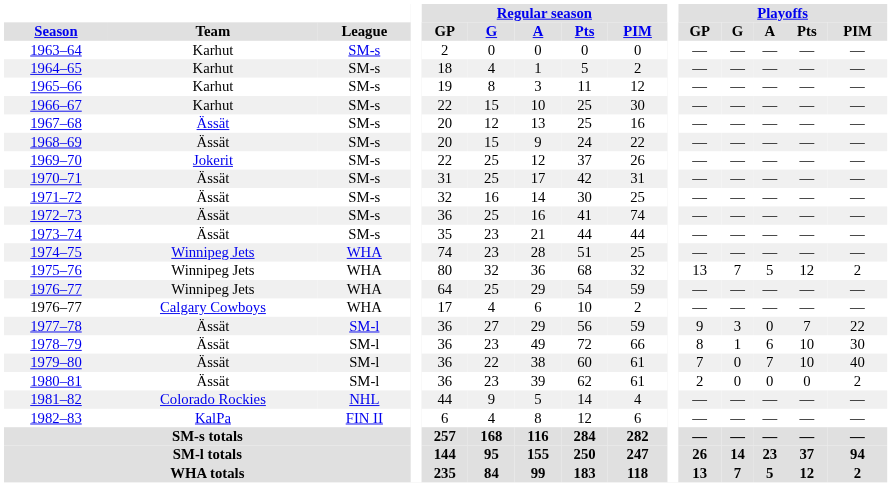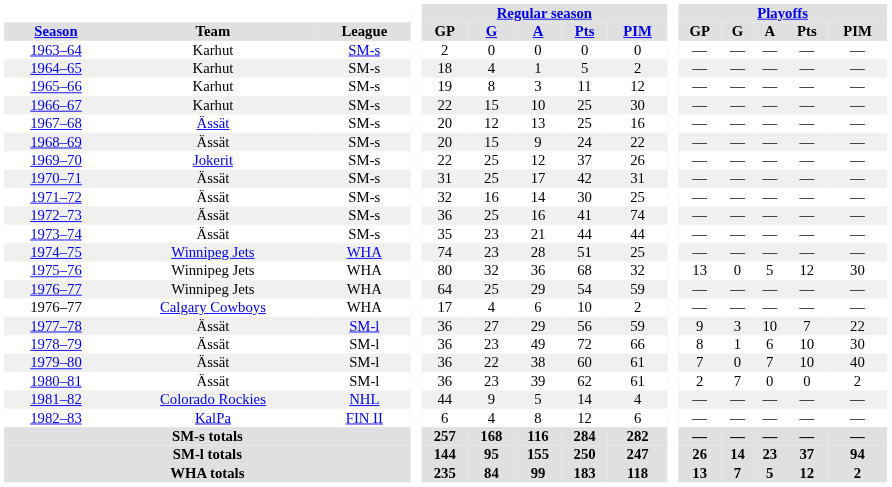(738, 270) 7 -> (738, 270) 0
(857, 270) 2 -> (857, 270) 30
(770, 326) 0 -> (770, 326) 10
(738, 381) 0 -> (738, 381) 7
